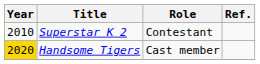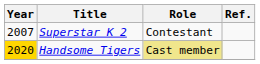(21, 32) 2010 -> (21, 32) 2007
(183, 50) no background -> (183, 50) khaki background
